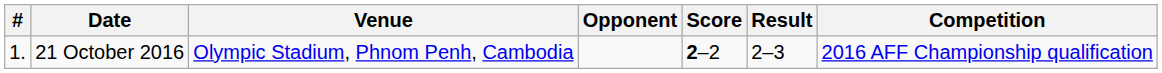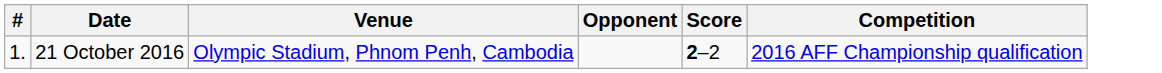- column: (782, 20)
